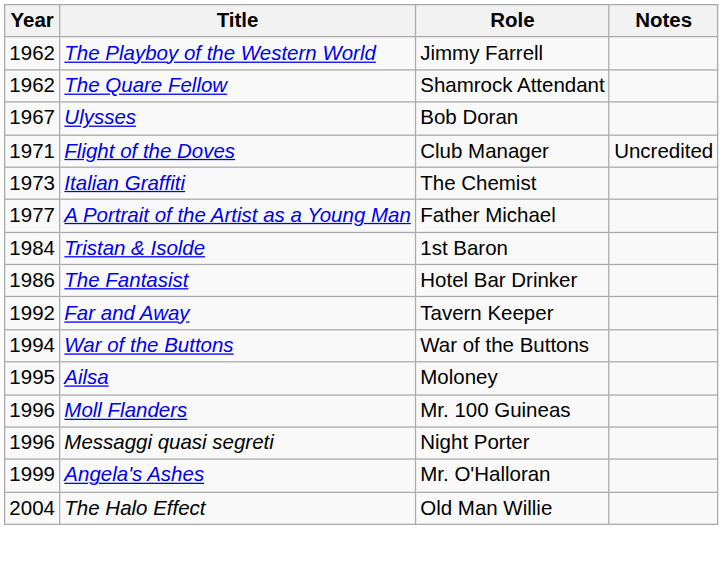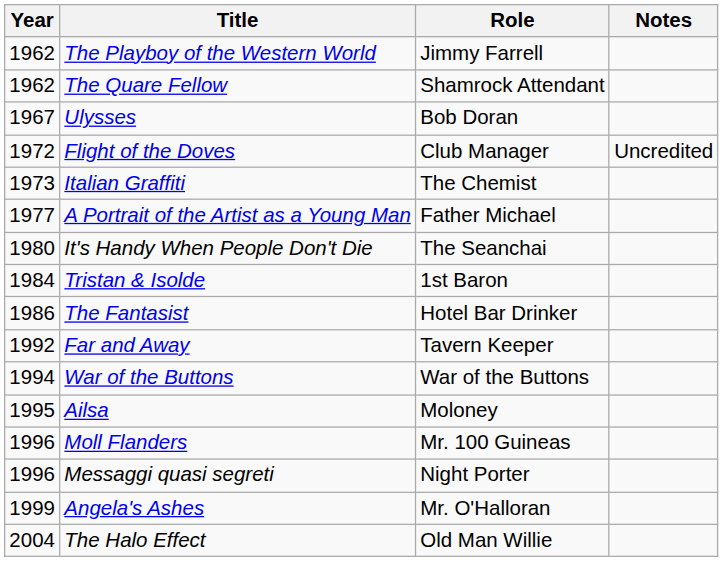(32, 150) 1971 -> (32, 150) 1972
+ row: (219, 248)
